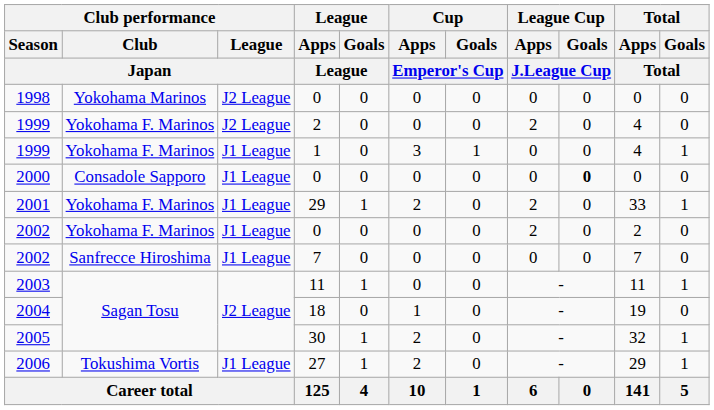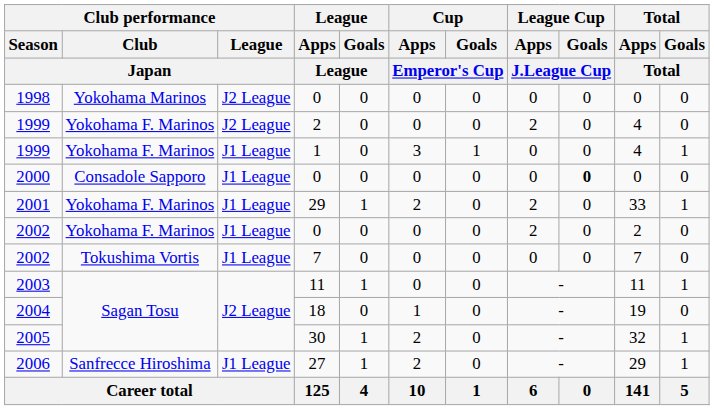(140, 257) Sanfrecce Hiroshima -> (140, 257) Tokushima Vortis
(140, 364) Tokushima Vortis -> (140, 364) Sanfrecce Hiroshima
